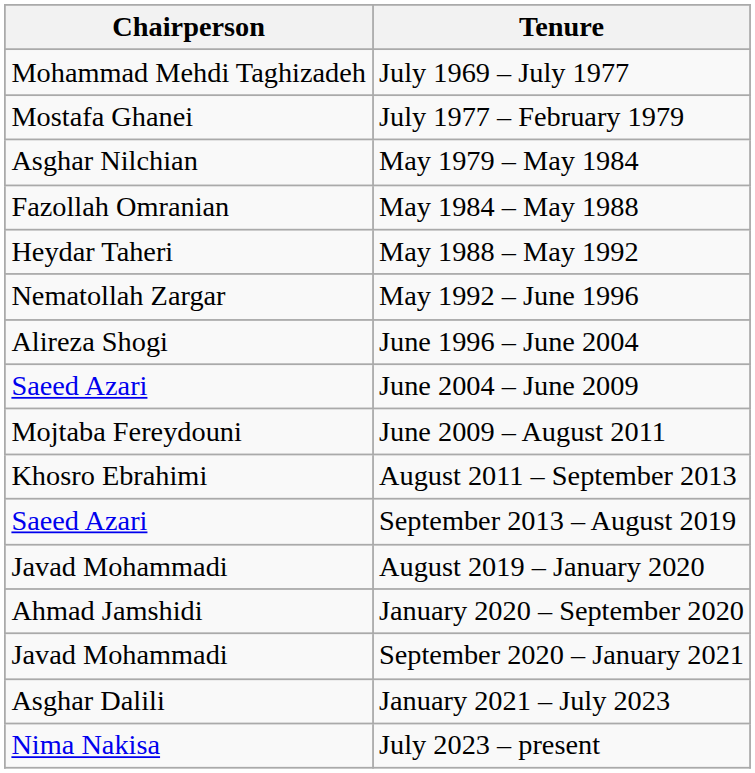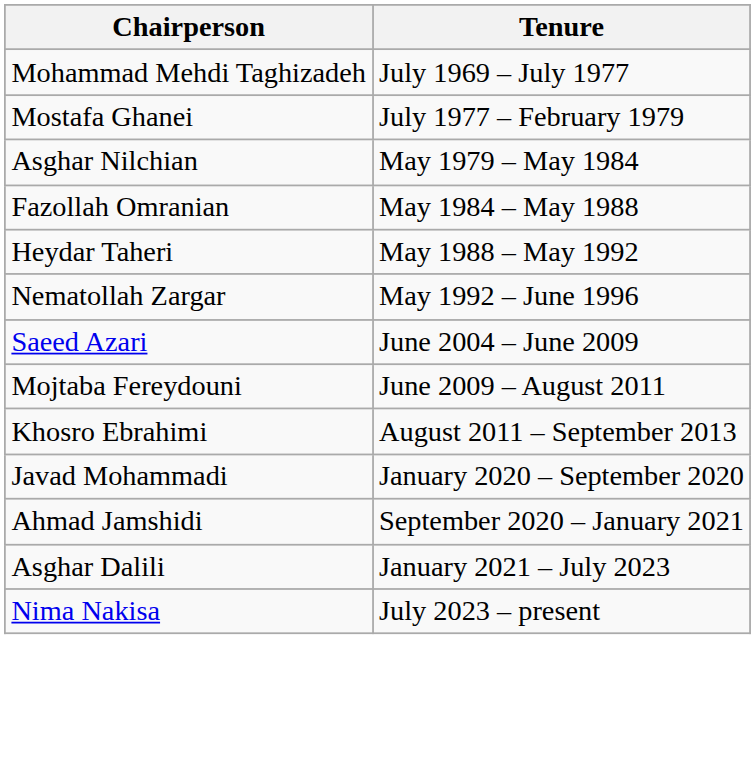- row: (561, 342)
- row: (561, 521)
- row: (561, 566)
(107, 610) Ahmad Jamshidi -> (120, 476) Javad Mohammadi
(120, 655) Javad Mohammadi -> (107, 521) Ahmad Jamshidi
